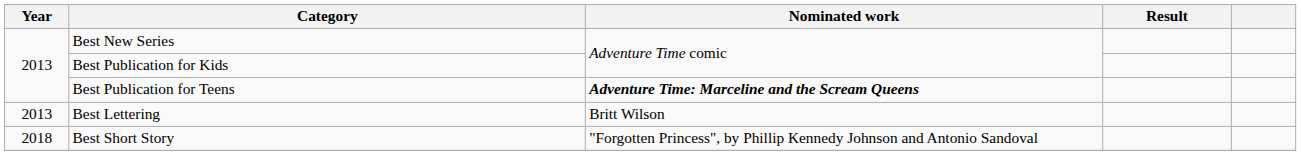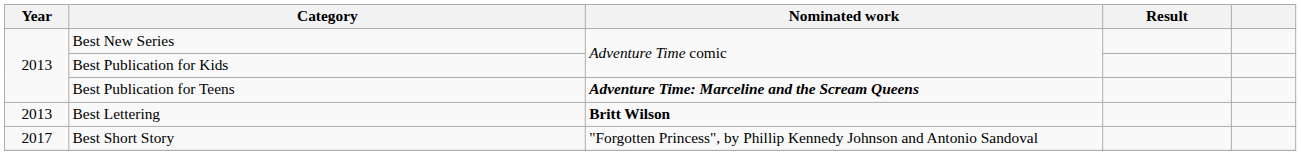(627, 114) normal -> (630, 114) bold
(37, 138) 2018 -> (37, 138) 2017
